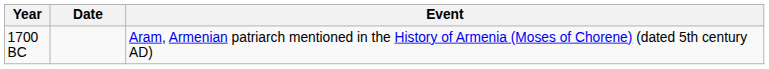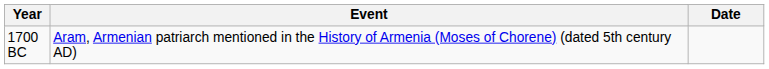columns swapped: (88, 15) <-> (445, 15)
